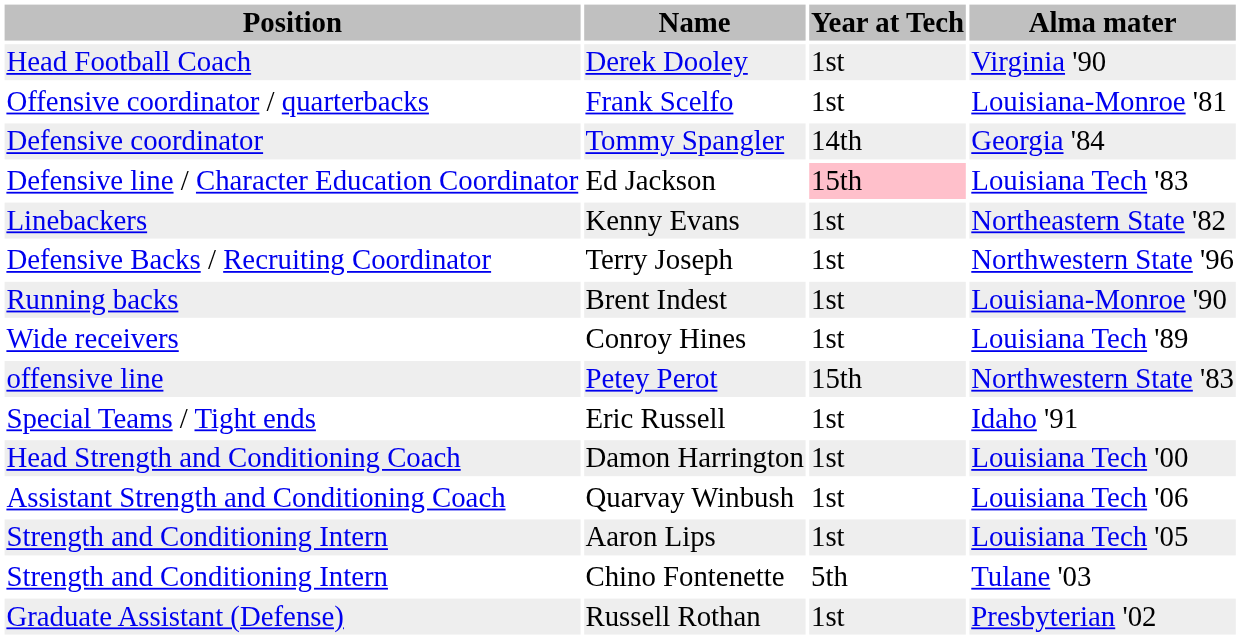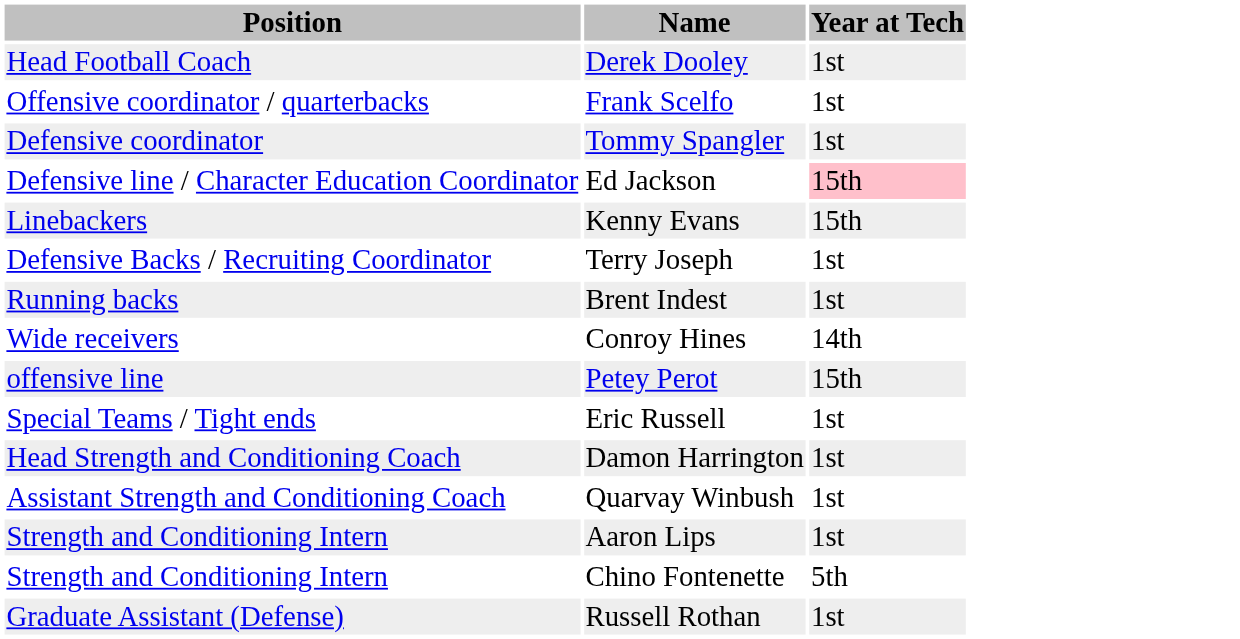- column: (1103, 22)
(837, 140) 14th -> (828, 140) 1st
(828, 220) 1st -> (837, 220) 15th
(828, 338) 1st -> (837, 338) 14th
